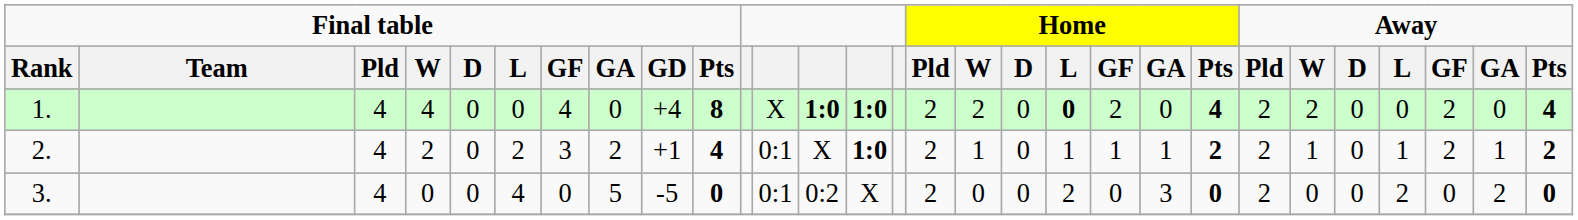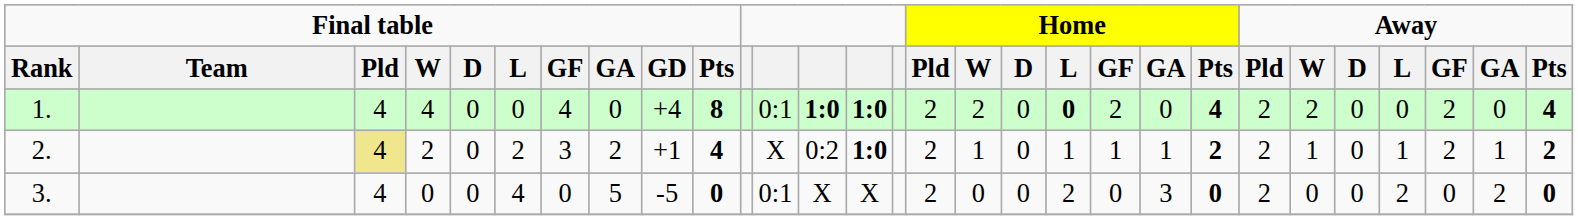(775, 109) X -> (775, 109) 0:1
(380, 151) no background -> (380, 151) khaki background
(775, 151) 0:1 -> (775, 151) X
(822, 151) X -> (822, 151) 0:2
(822, 192) 0:2 -> (822, 192) X
